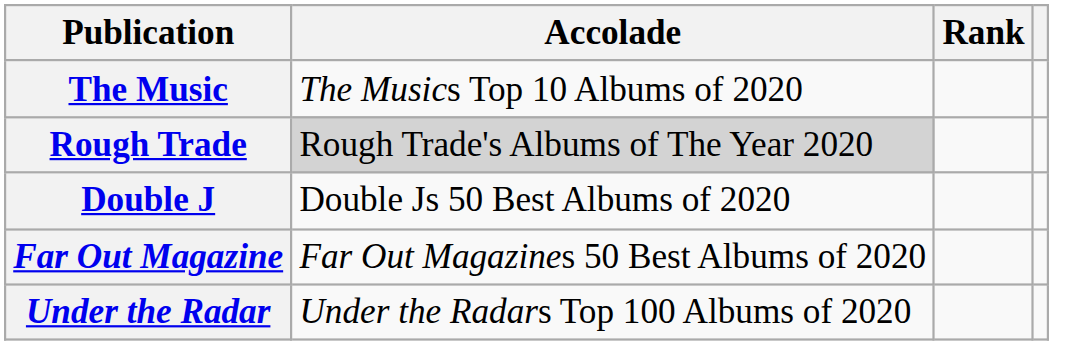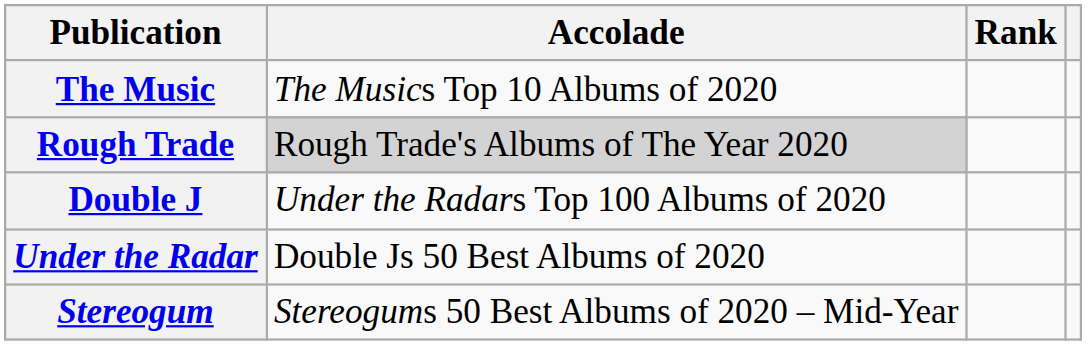(545, 199) Double Js 50 Best Albums of 2020 -> (580, 199) Under the Radars Top 100 Albums of 2020
- row: (148, 255)
(605, 311) Under the Radars Top 100 Albums of 2020 -> (519, 255) Double Js 50 Best Albums of 2020
+ row: (135, 311)
